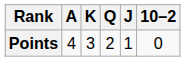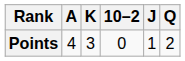columns swapped: (110, 17) <-> (158, 17)
